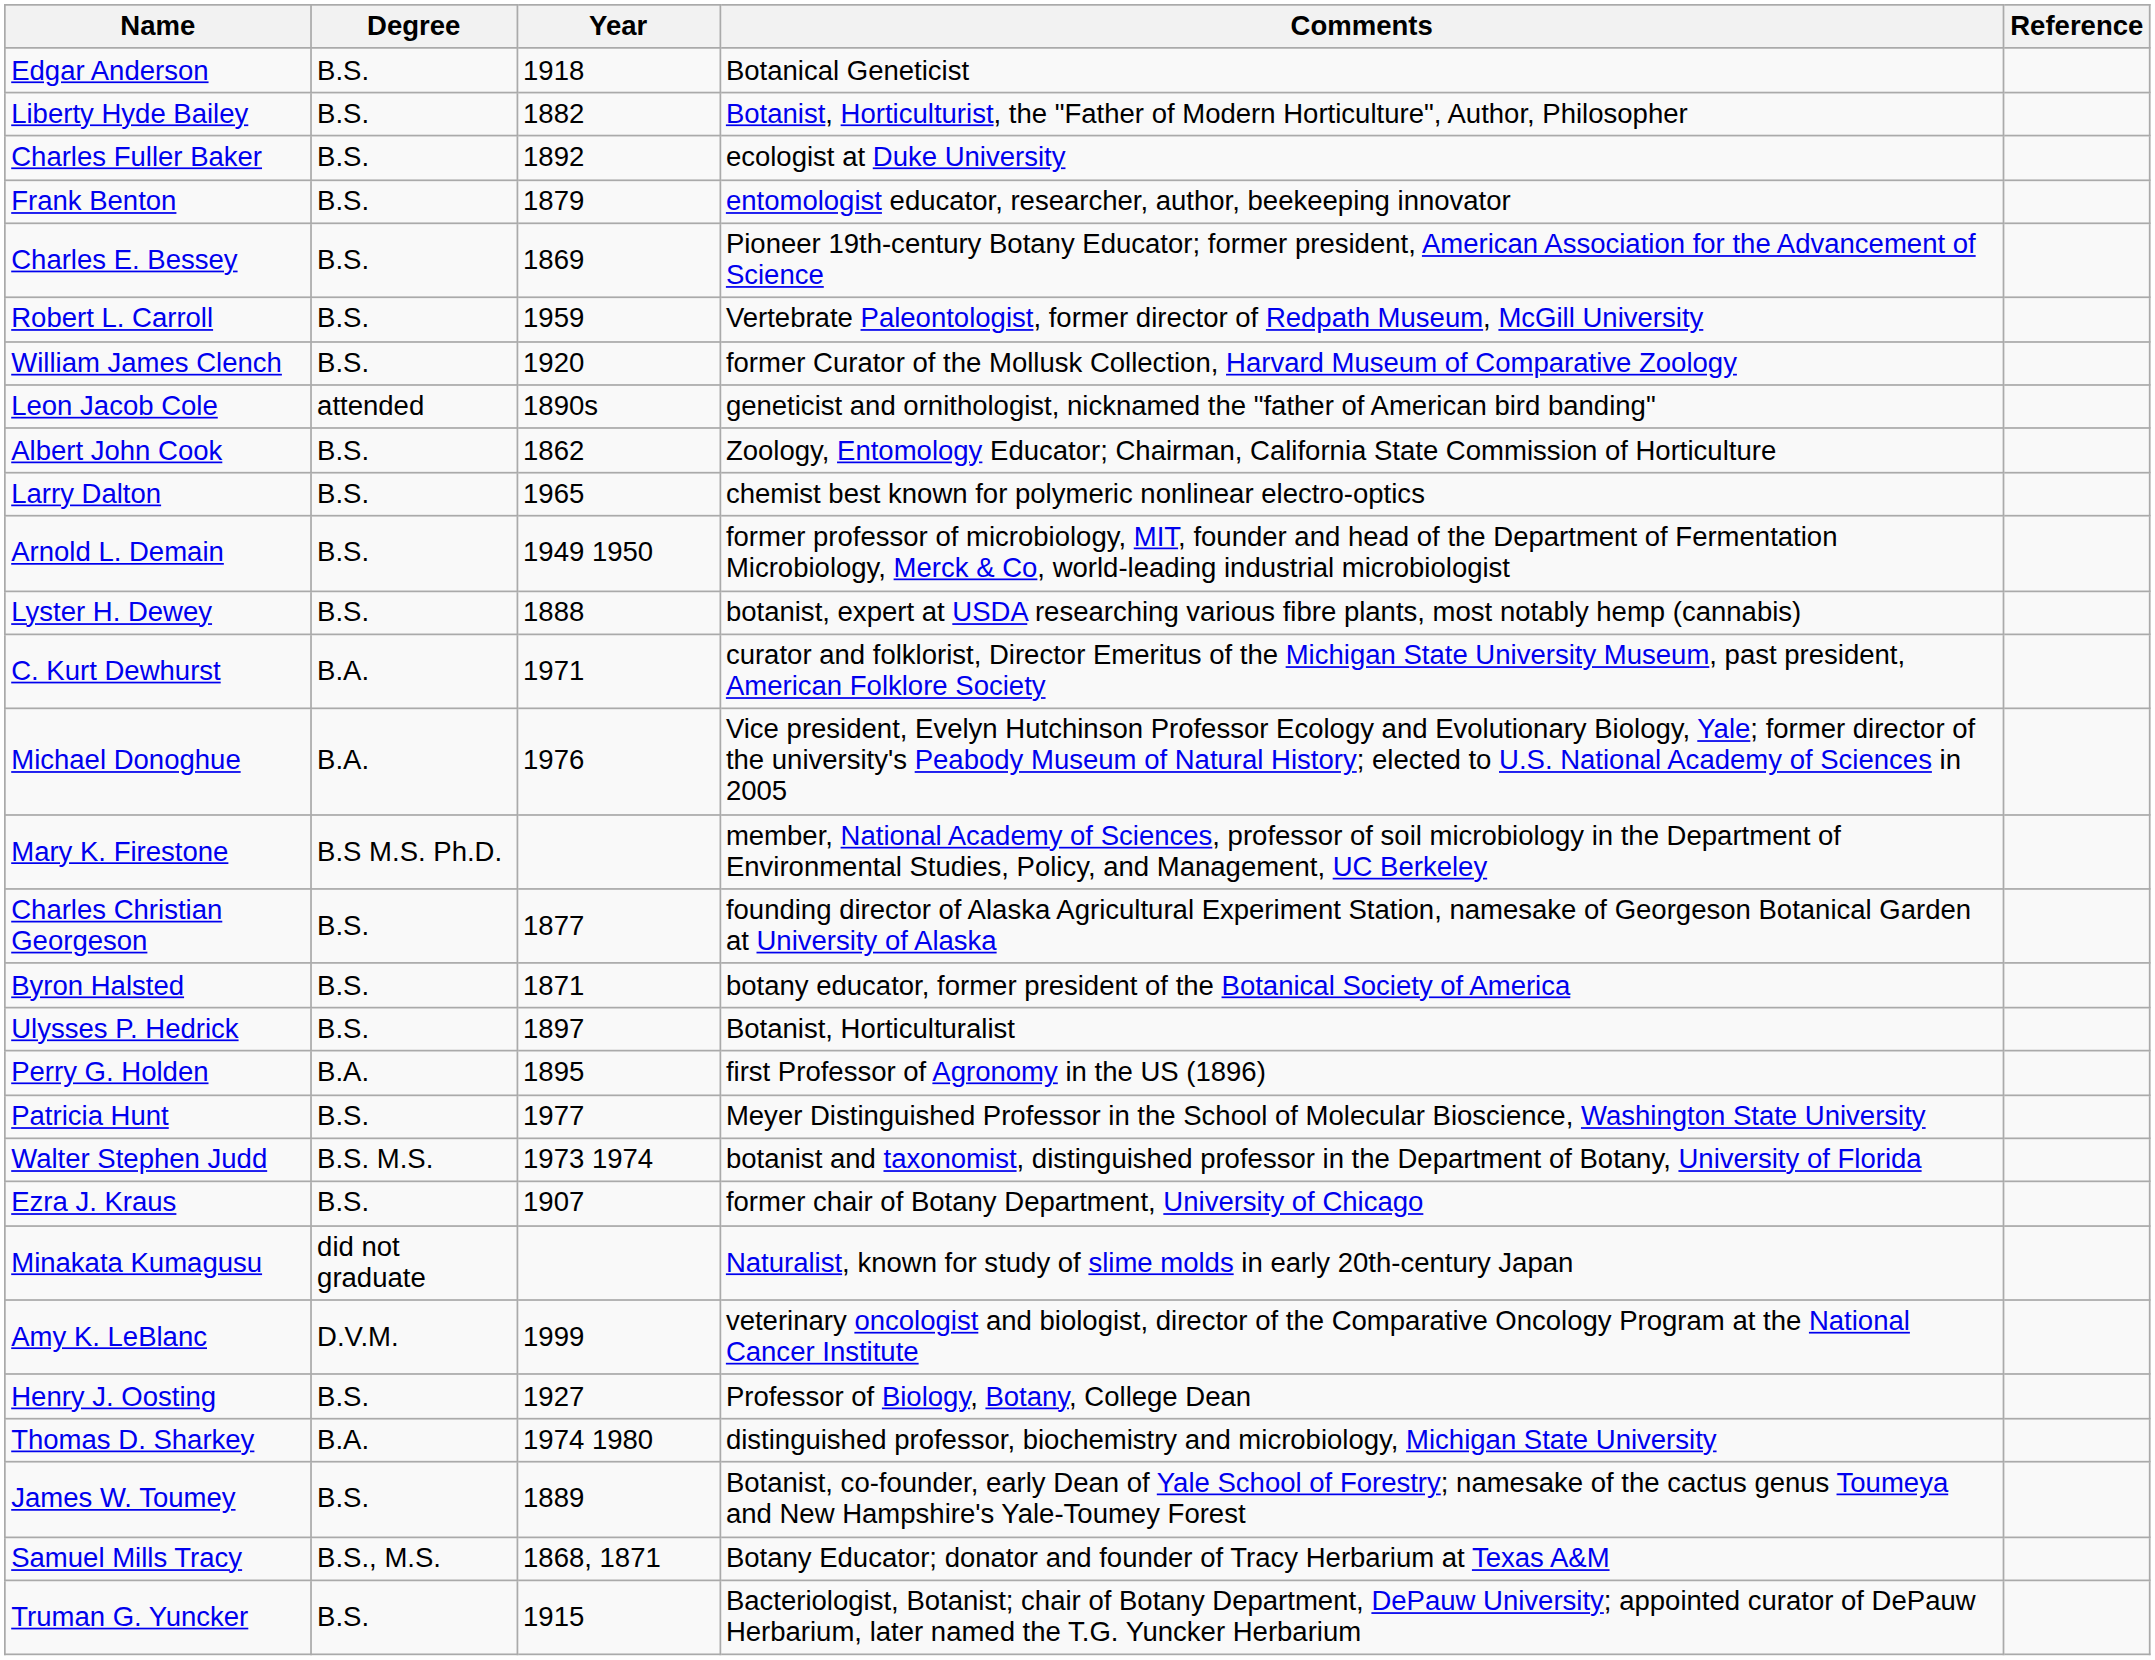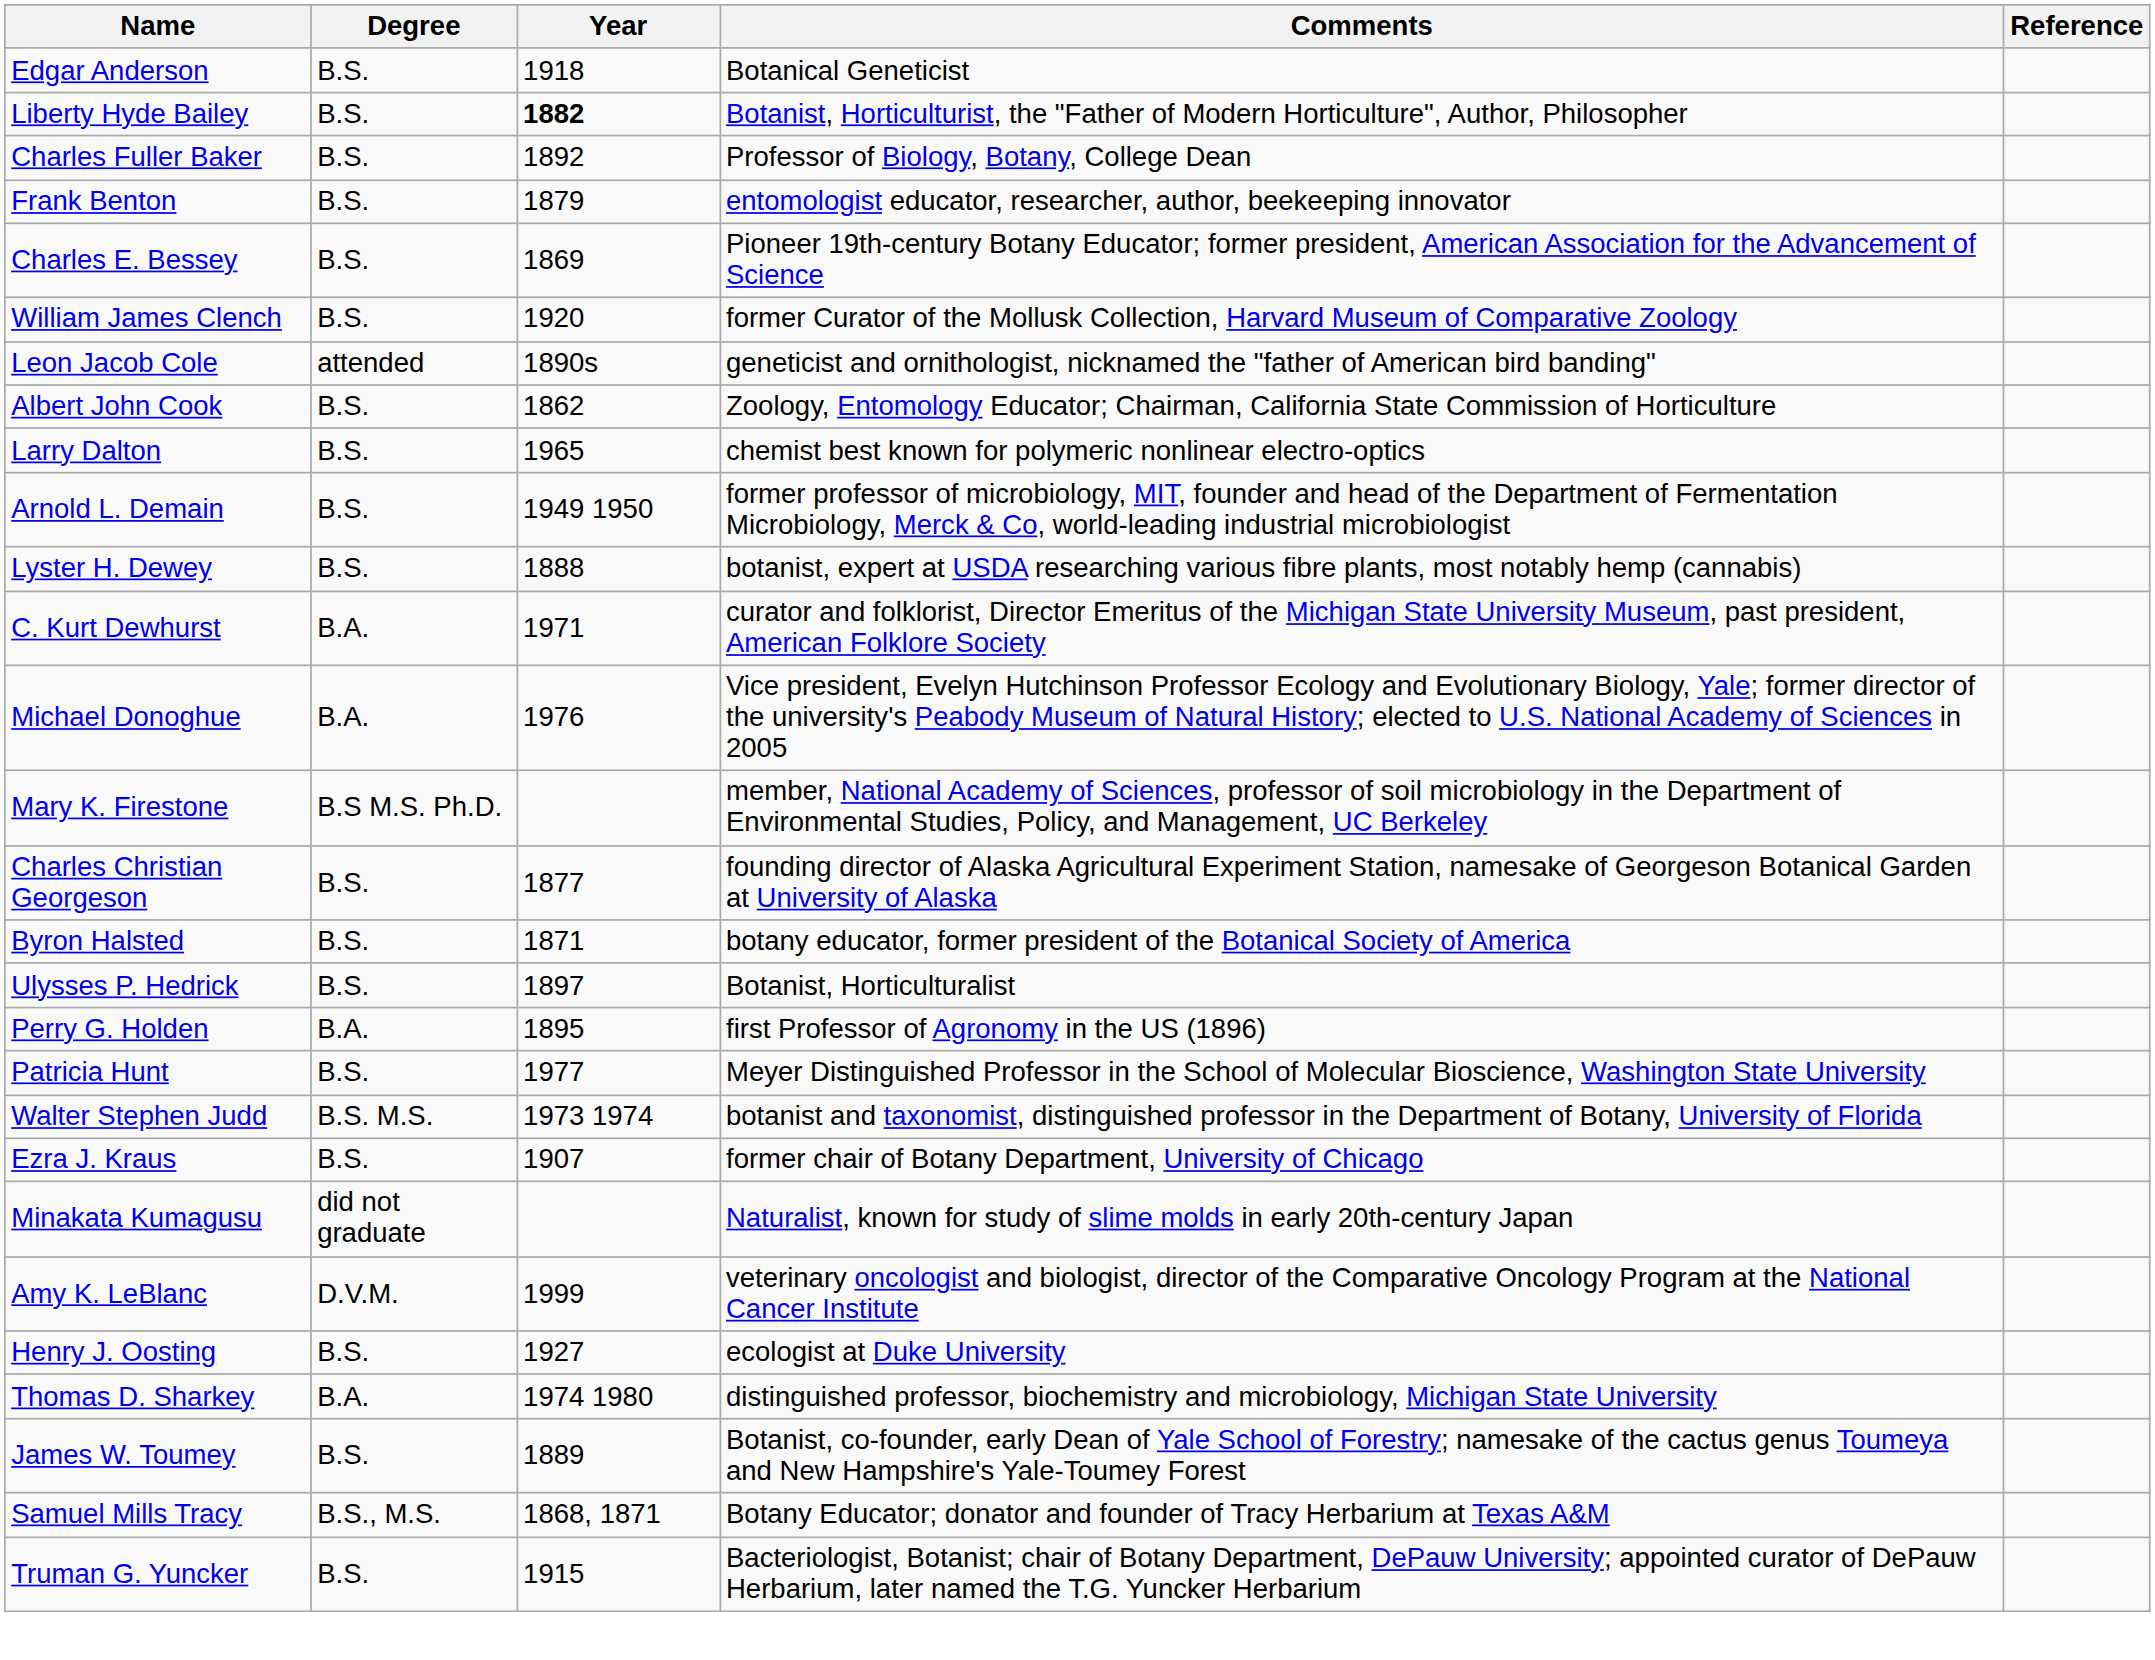(554, 113) normal -> (554, 113) bold
(896, 157) ecologist at Duke University -> (989, 157) Professor of Biology, Botany, College Dean
- row: (112, 319)
(988, 1396) Professor of Biology, Botany, College Dean -> (896, 1352) ecologist at Duke University
